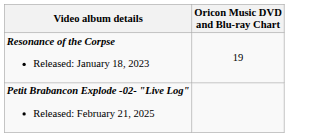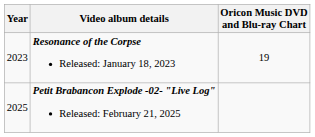+ column: (17, 18)
